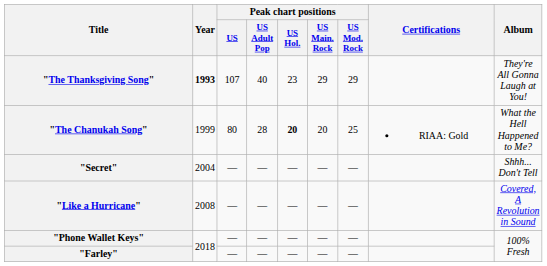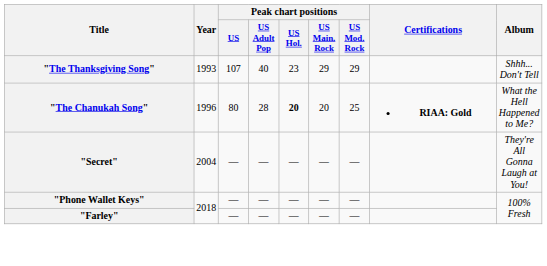(205, 80) bold -> (206, 69) normal
(518, 80) They're All Gonna Laugh at You! -> (519, 69) Shhh... Don't Tell
(205, 129) 1999 -> (206, 107) 1996
(431, 135) normal -> (433, 113) bold
(518, 167) Shhh... Don't Tell -> (519, 162) They're All Gonna Laugh at You!
- row: (99, 205)
